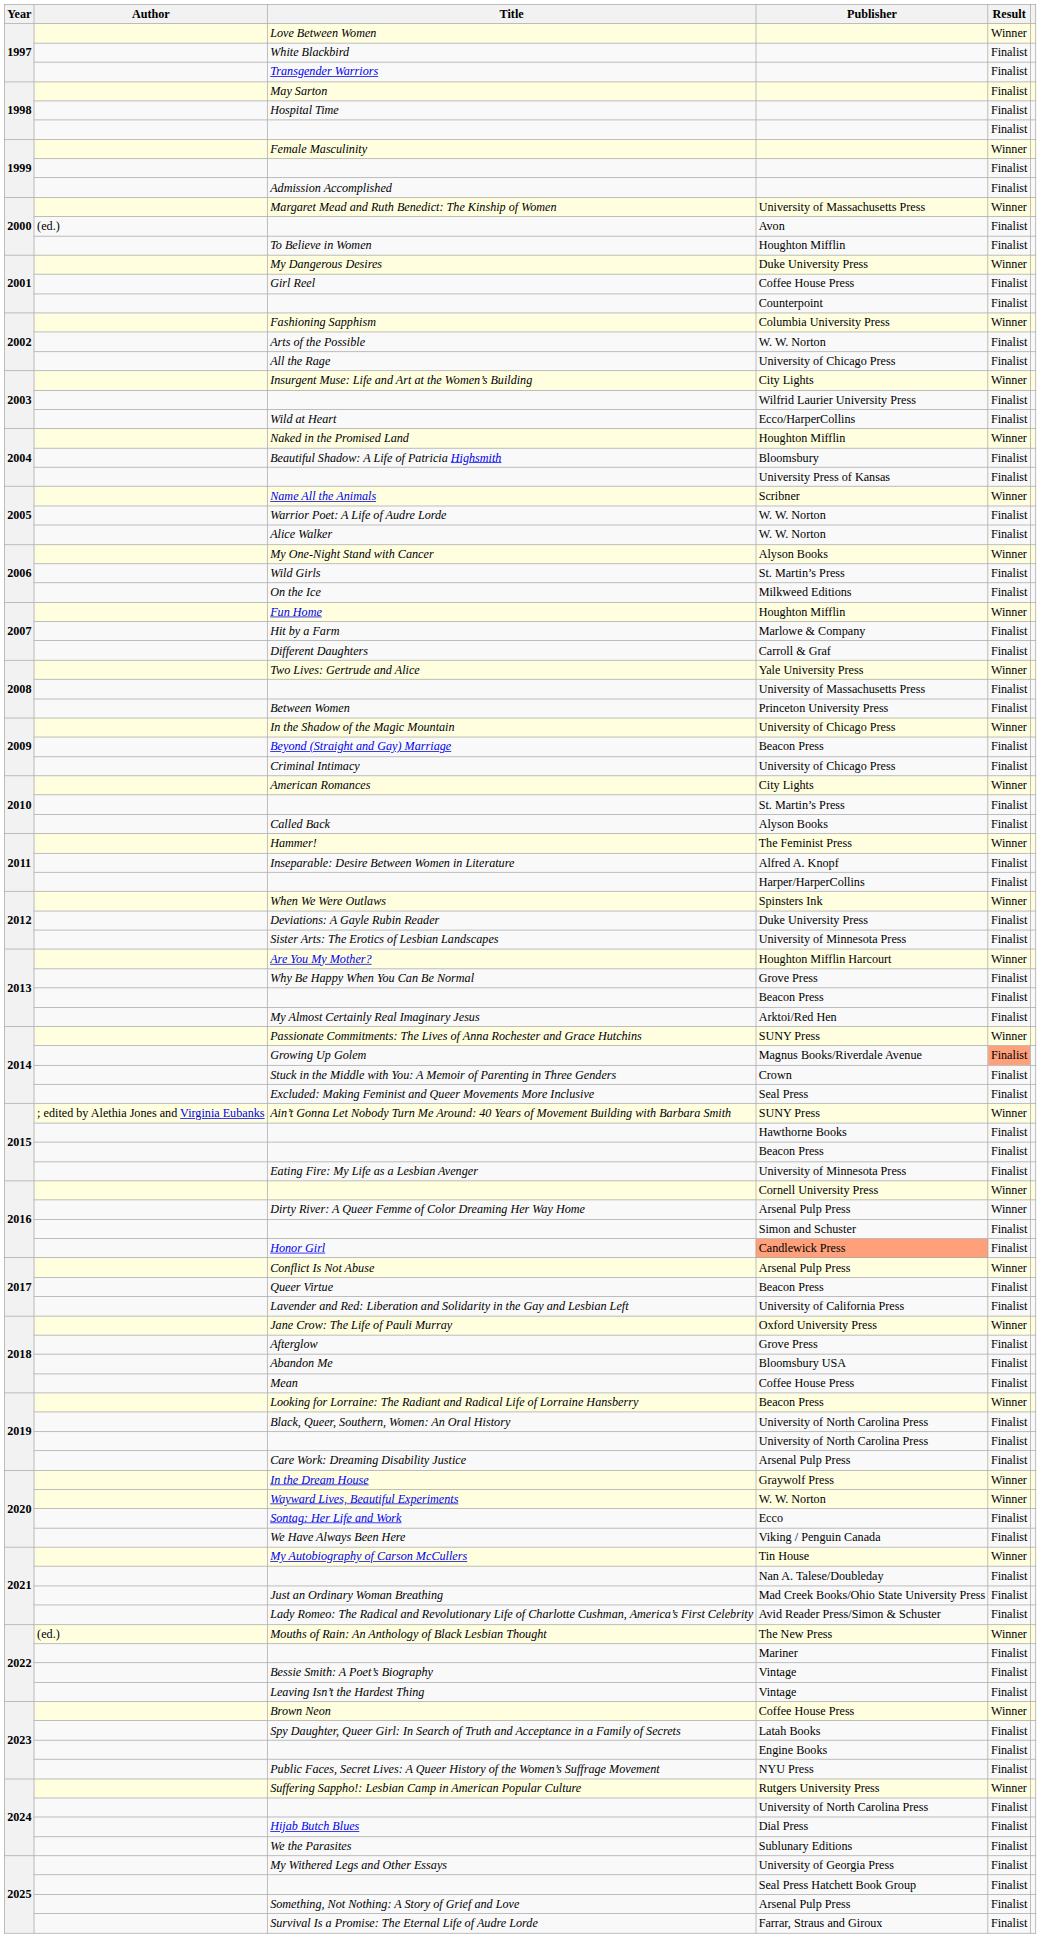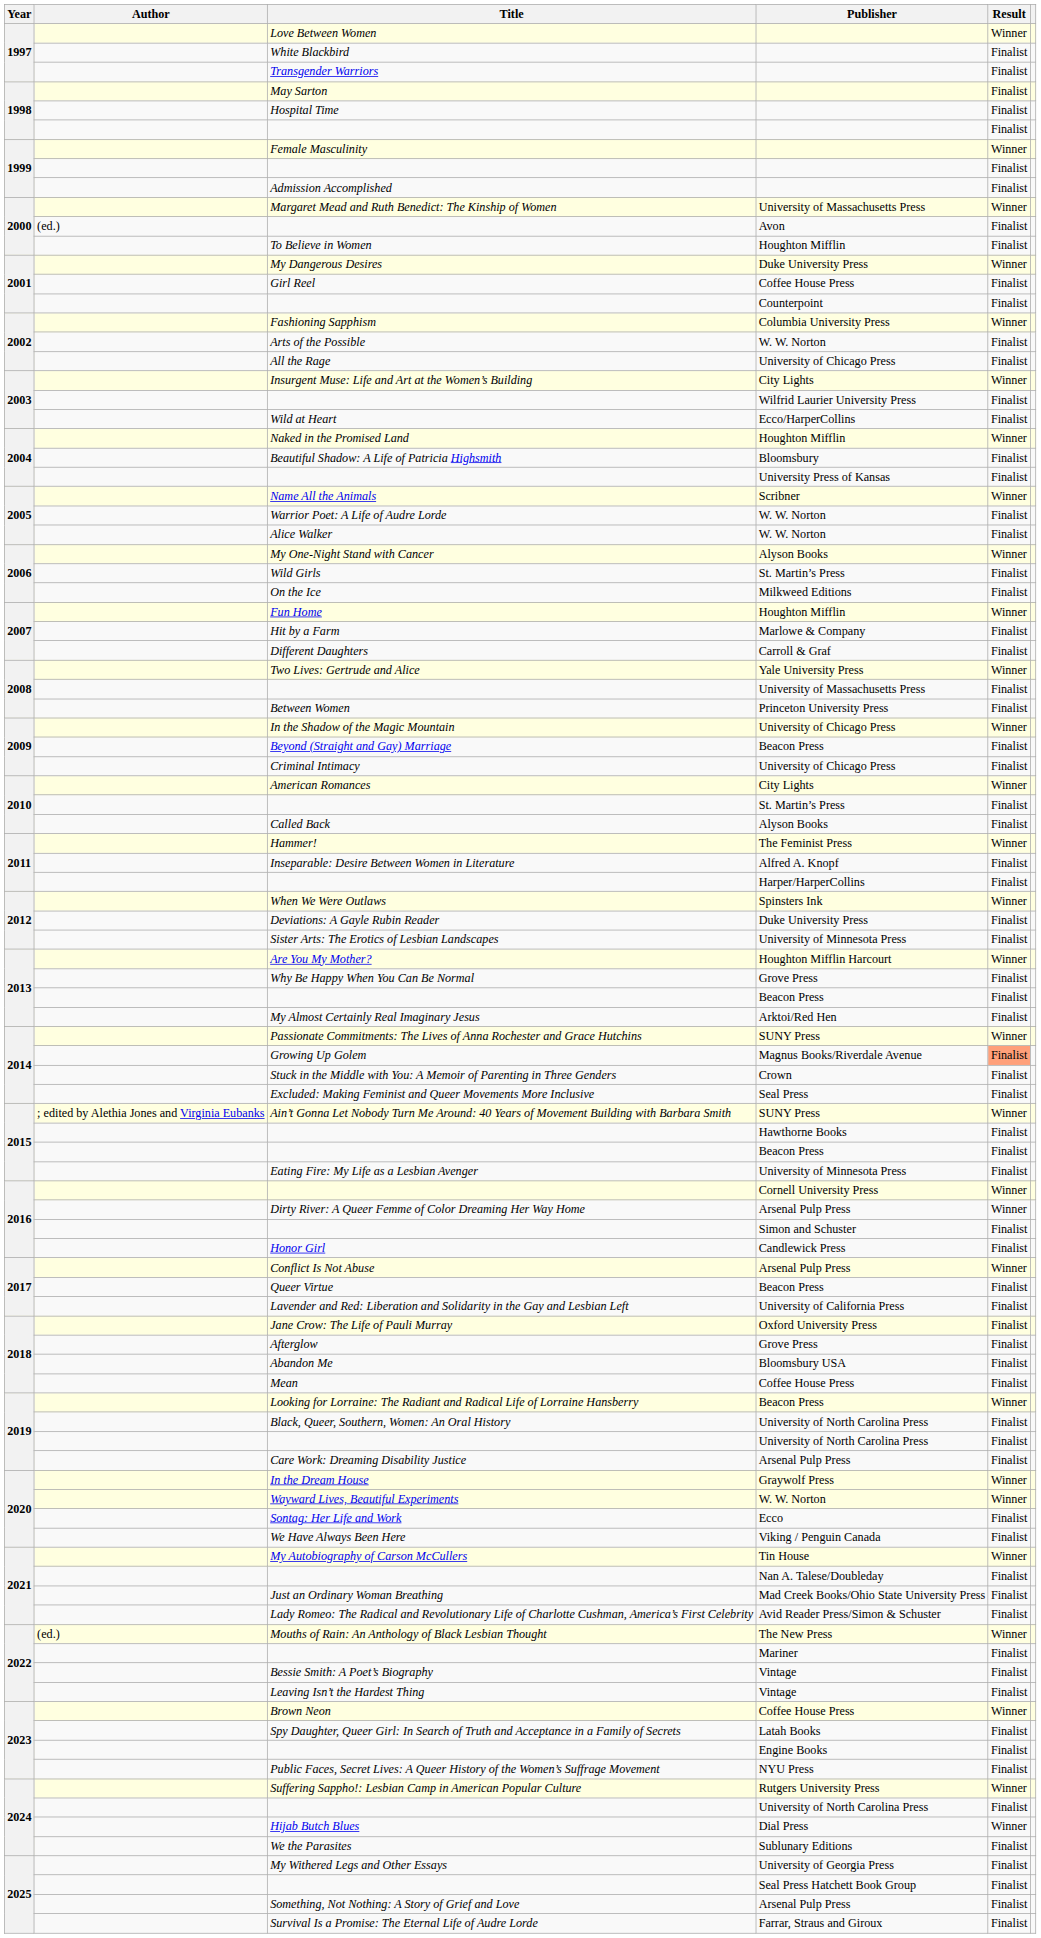(802, 1248) lightsalmon background -> (802, 1248) no background
(1009, 1325) Winner -> (1009, 1325) Finalist
(1009, 1826) Finalist -> (1009, 1826) Winner
